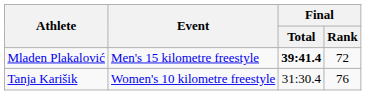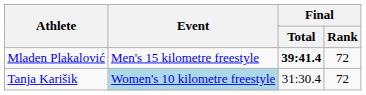(193, 79) no background -> (193, 79) lightblue background
(342, 79) 76 -> (342, 79) 72
